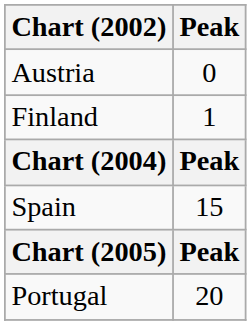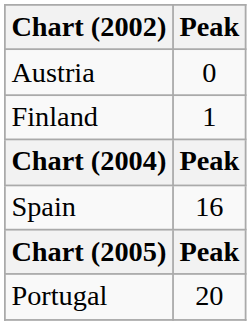(209, 206) 15 -> (209, 206) 16
